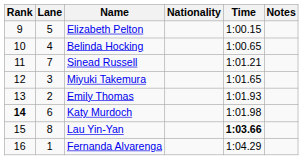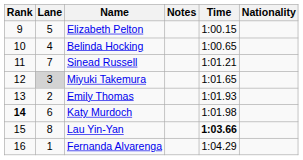columns swapped: (194, 12) <-> (281, 12)
(50, 79) no background -> (50, 79) lightgrey background
